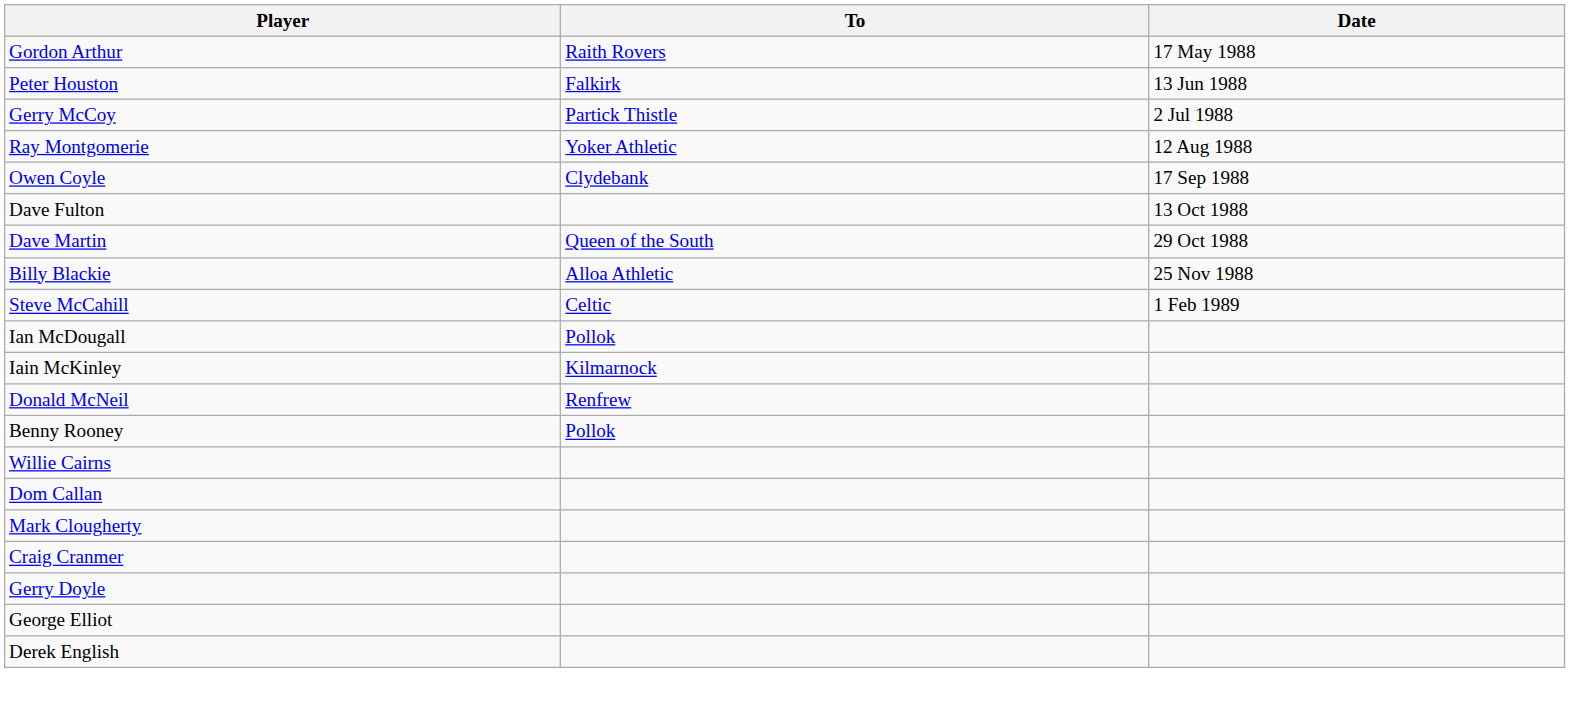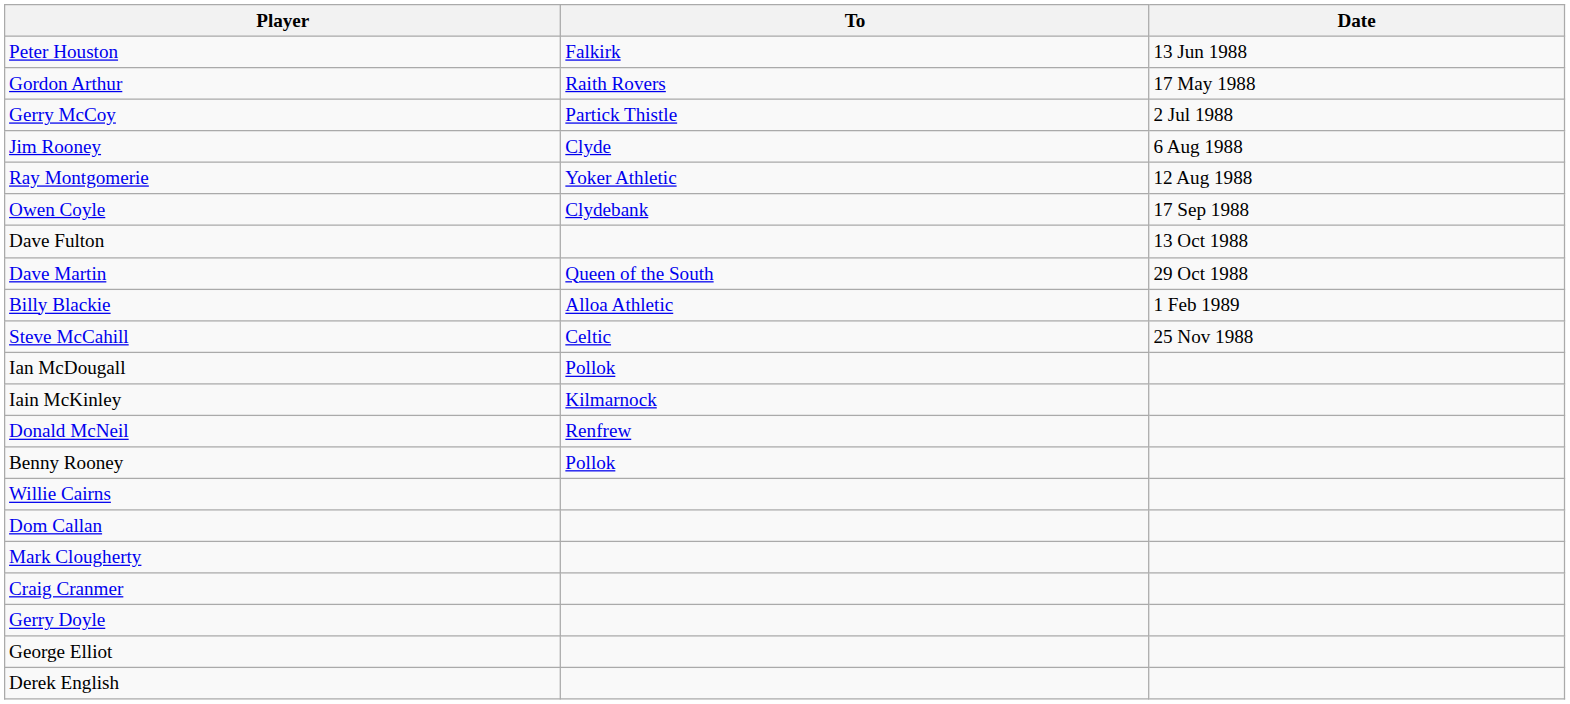rows swapped: (66, 52) <-> (64, 83)
+ row: (55, 146)
(1203, 273) 25 Nov 1988 -> (1196, 304) 1 Feb 1989
(1196, 304) 1 Feb 1989 -> (1203, 336) 25 Nov 1988
